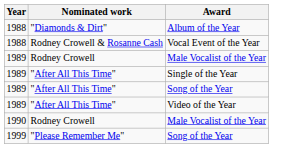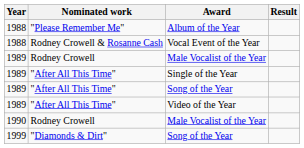+ column: (284, 12)
(69, 27) "Diamonds & Dirt" -> (77, 27) "Please Remember Me"
(77, 136) "Please Remember Me" -> (69, 136) "Diamonds & Dirt"
